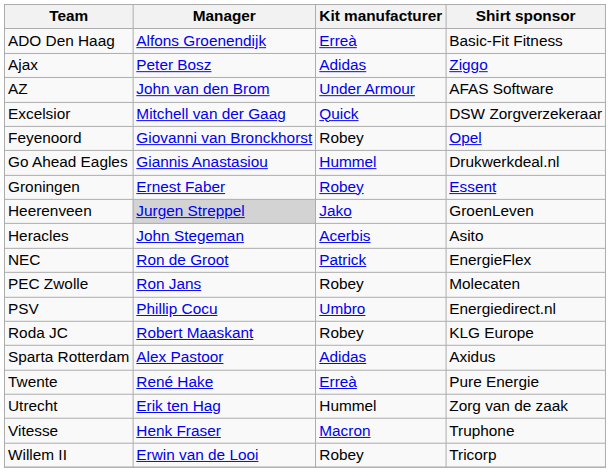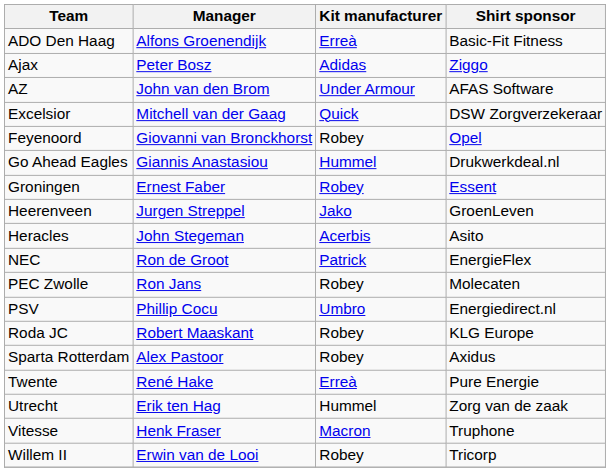(191, 211) lightgrey background -> (191, 211) no background
(343, 357) Adidas -> (341, 357) Robey
